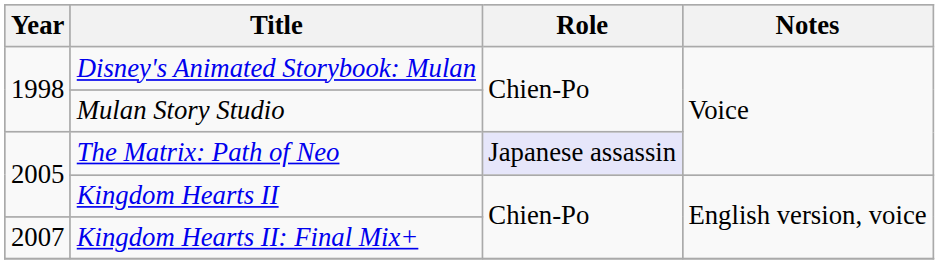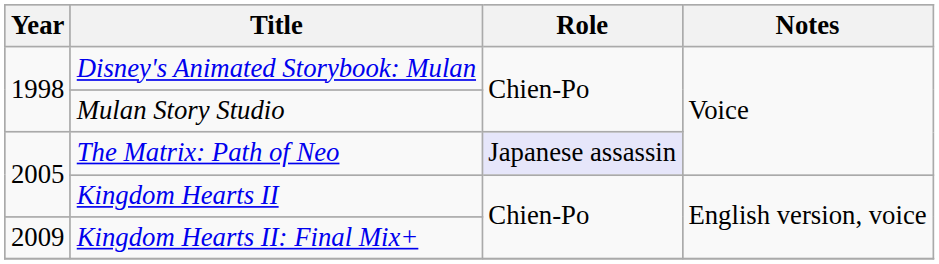(38, 237) 2007 -> (38, 237) 2009
